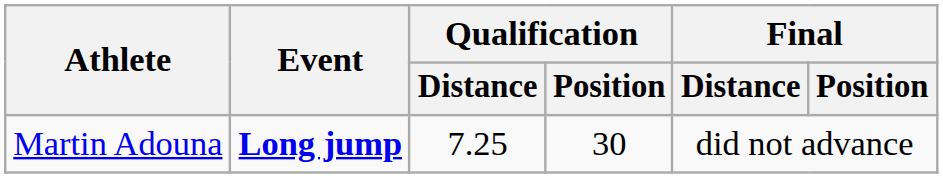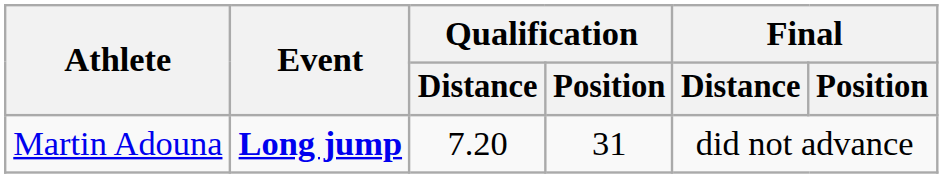(478, 143) 7.25 -> (478, 143) 7.20
(609, 143) 30 -> (609, 143) 31
